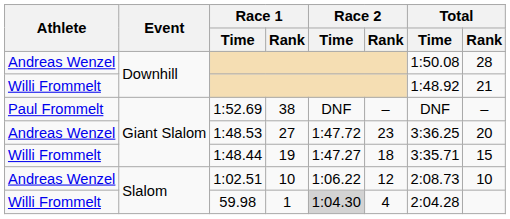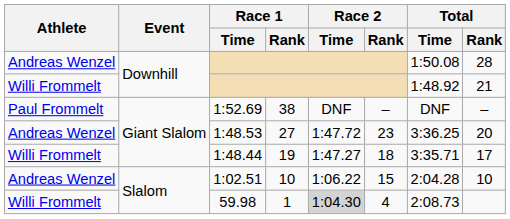(484, 156) 15 -> (484, 156) 17
(386, 179) 12 -> (386, 179) 15
(435, 179) 2:08.73 -> (435, 179) 2:04.28
(435, 202) 2:04.28 -> (435, 202) 2:08.73
